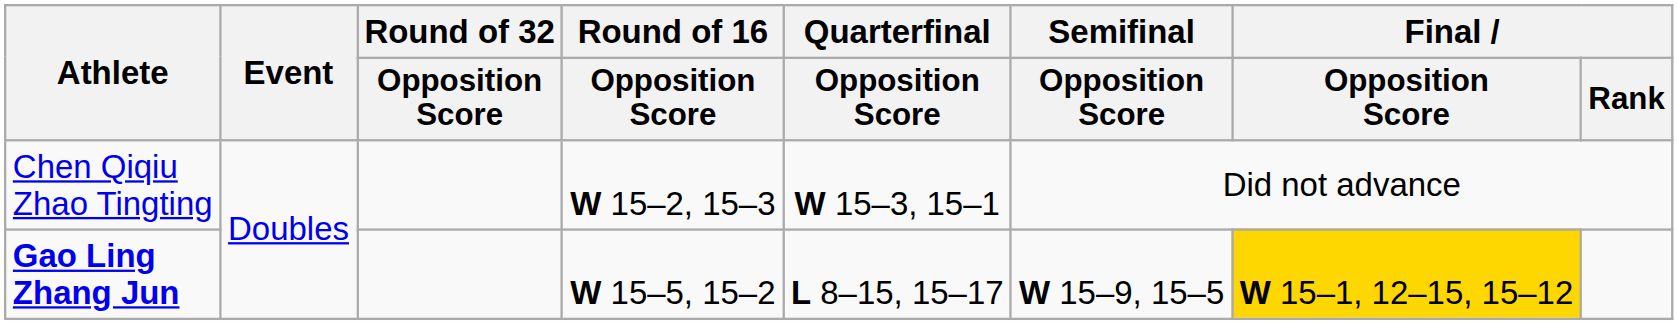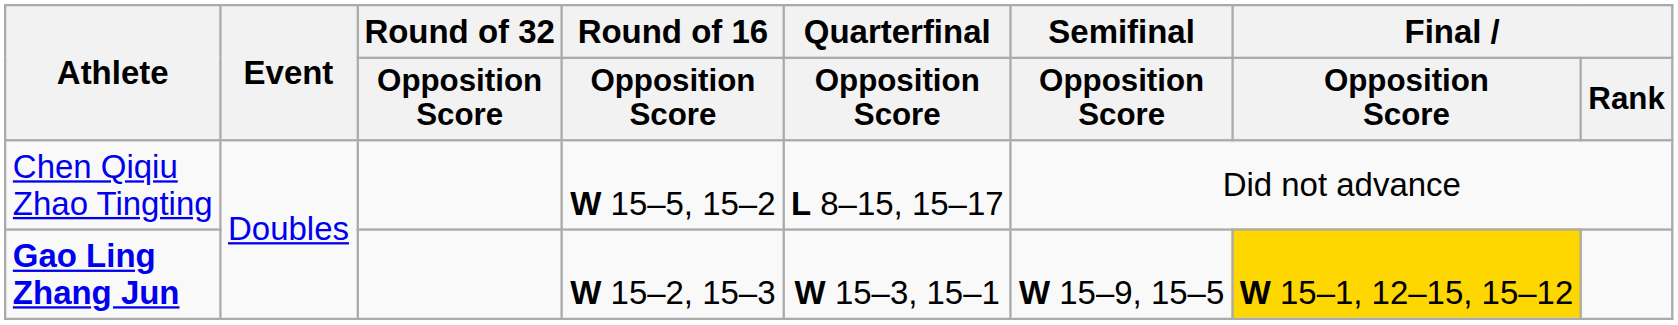(673, 204) W 15–2, 15–3 -> (673, 204) W 15–5, 15–2
(897, 204) W 15–3, 15–1 -> (897, 204) L 8–15, 15–17
(673, 293) W 15–5, 15–2 -> (673, 293) W 15–2, 15–3
(897, 293) L 8–15, 15–17 -> (897, 293) W 15–3, 15–1
